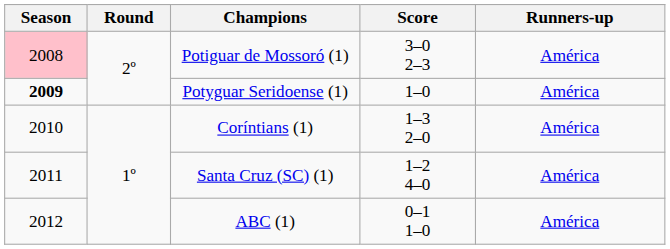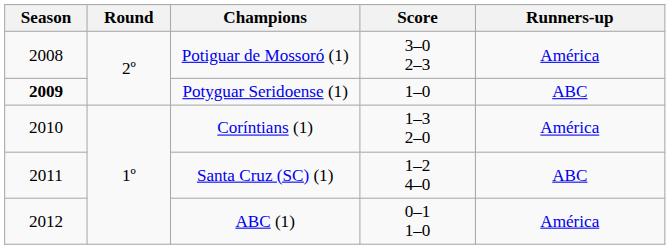(46, 54) pink background -> (46, 54) no background
(570, 91) América -> (570, 91) ABC
(570, 174) América -> (570, 174) ABC
